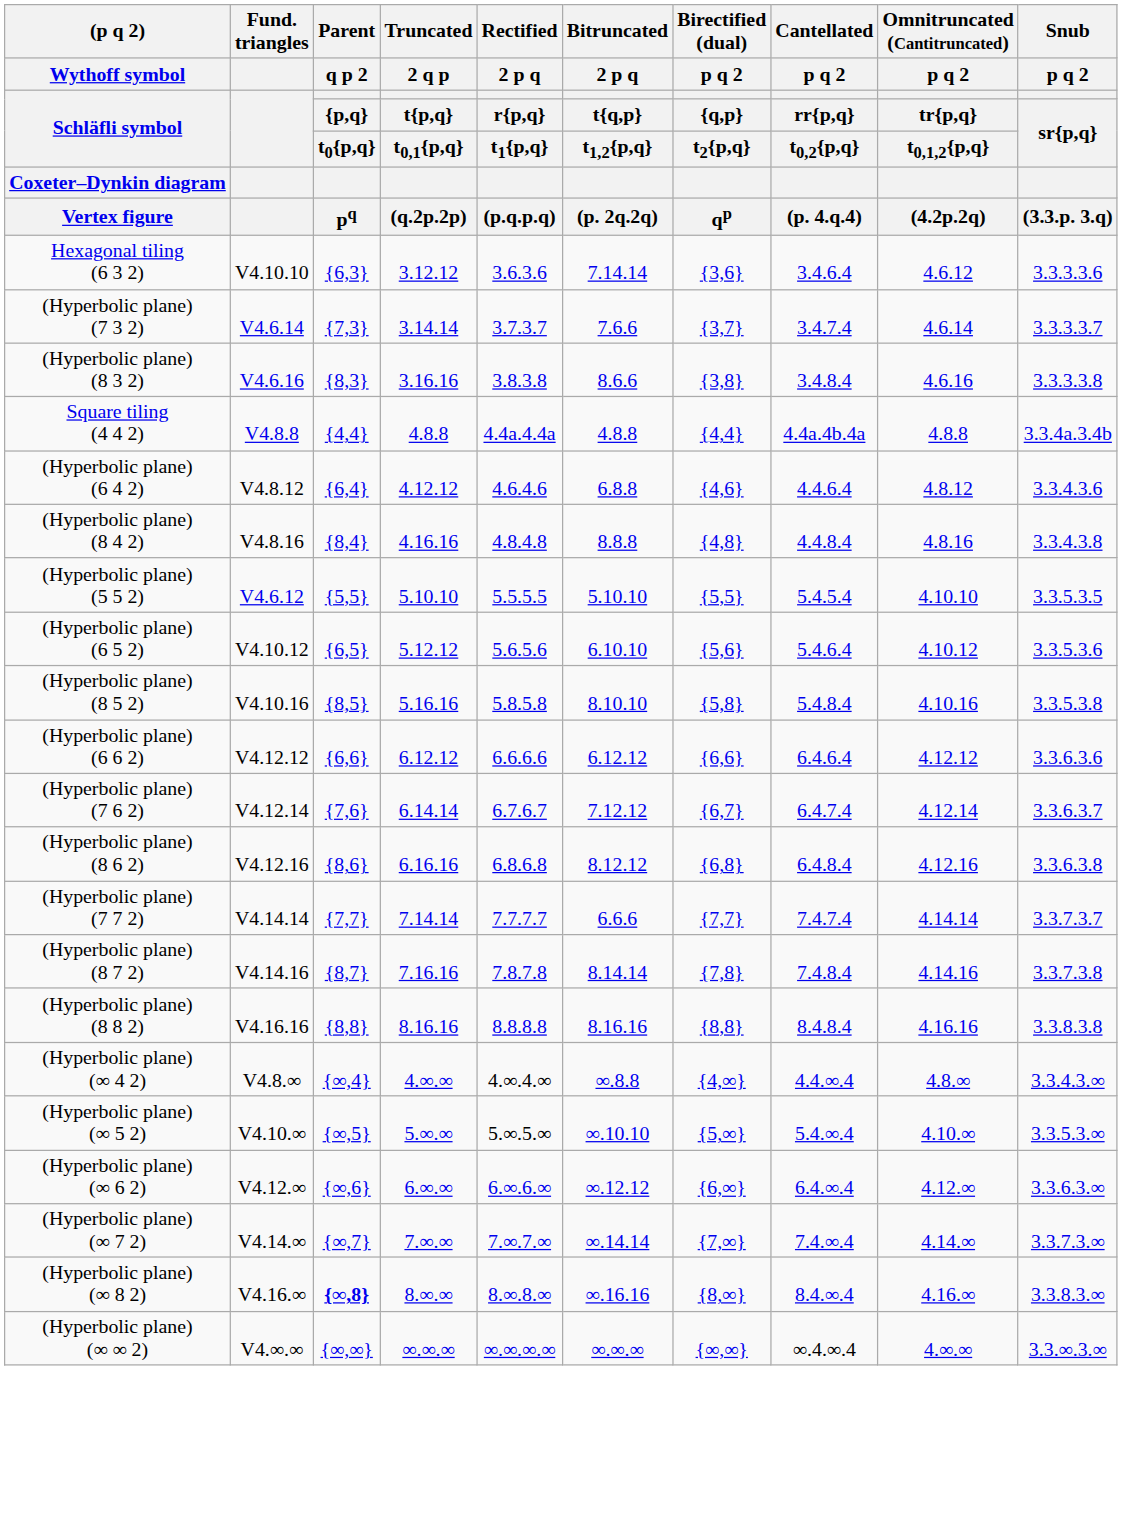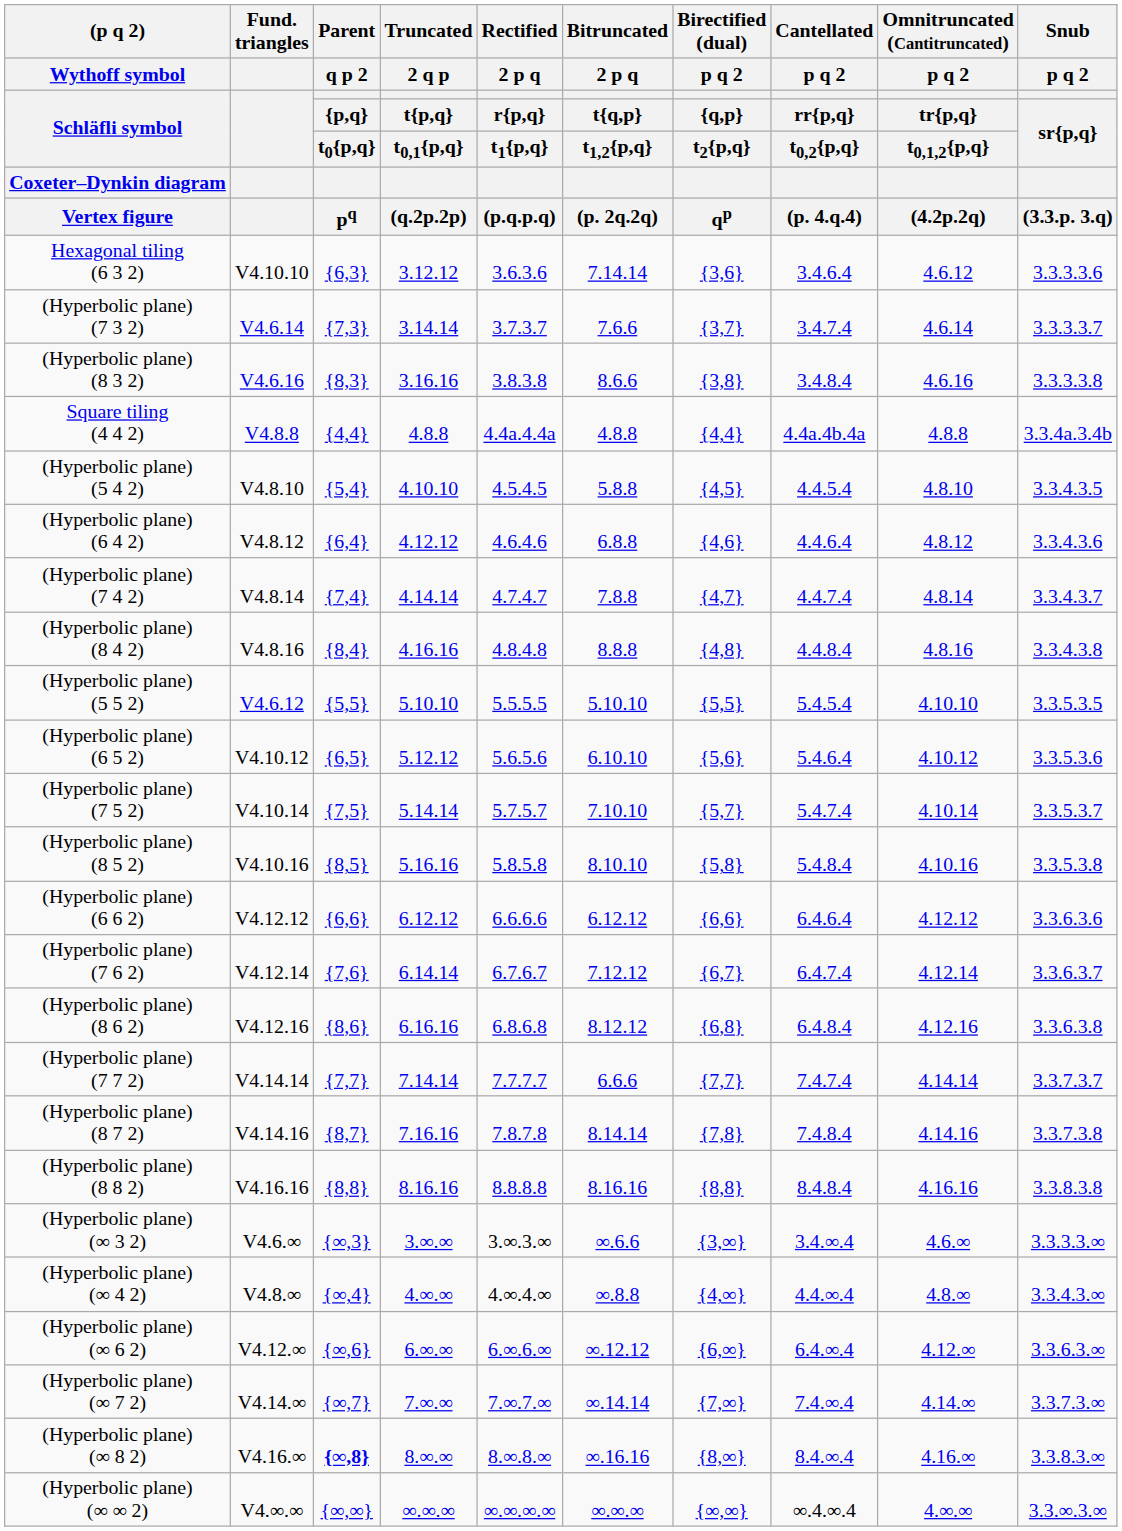+ row: (117, 477)
+ row: (117, 584)
+ row: (117, 800)
+ row: (117, 1230)
- row: (117, 1122)
